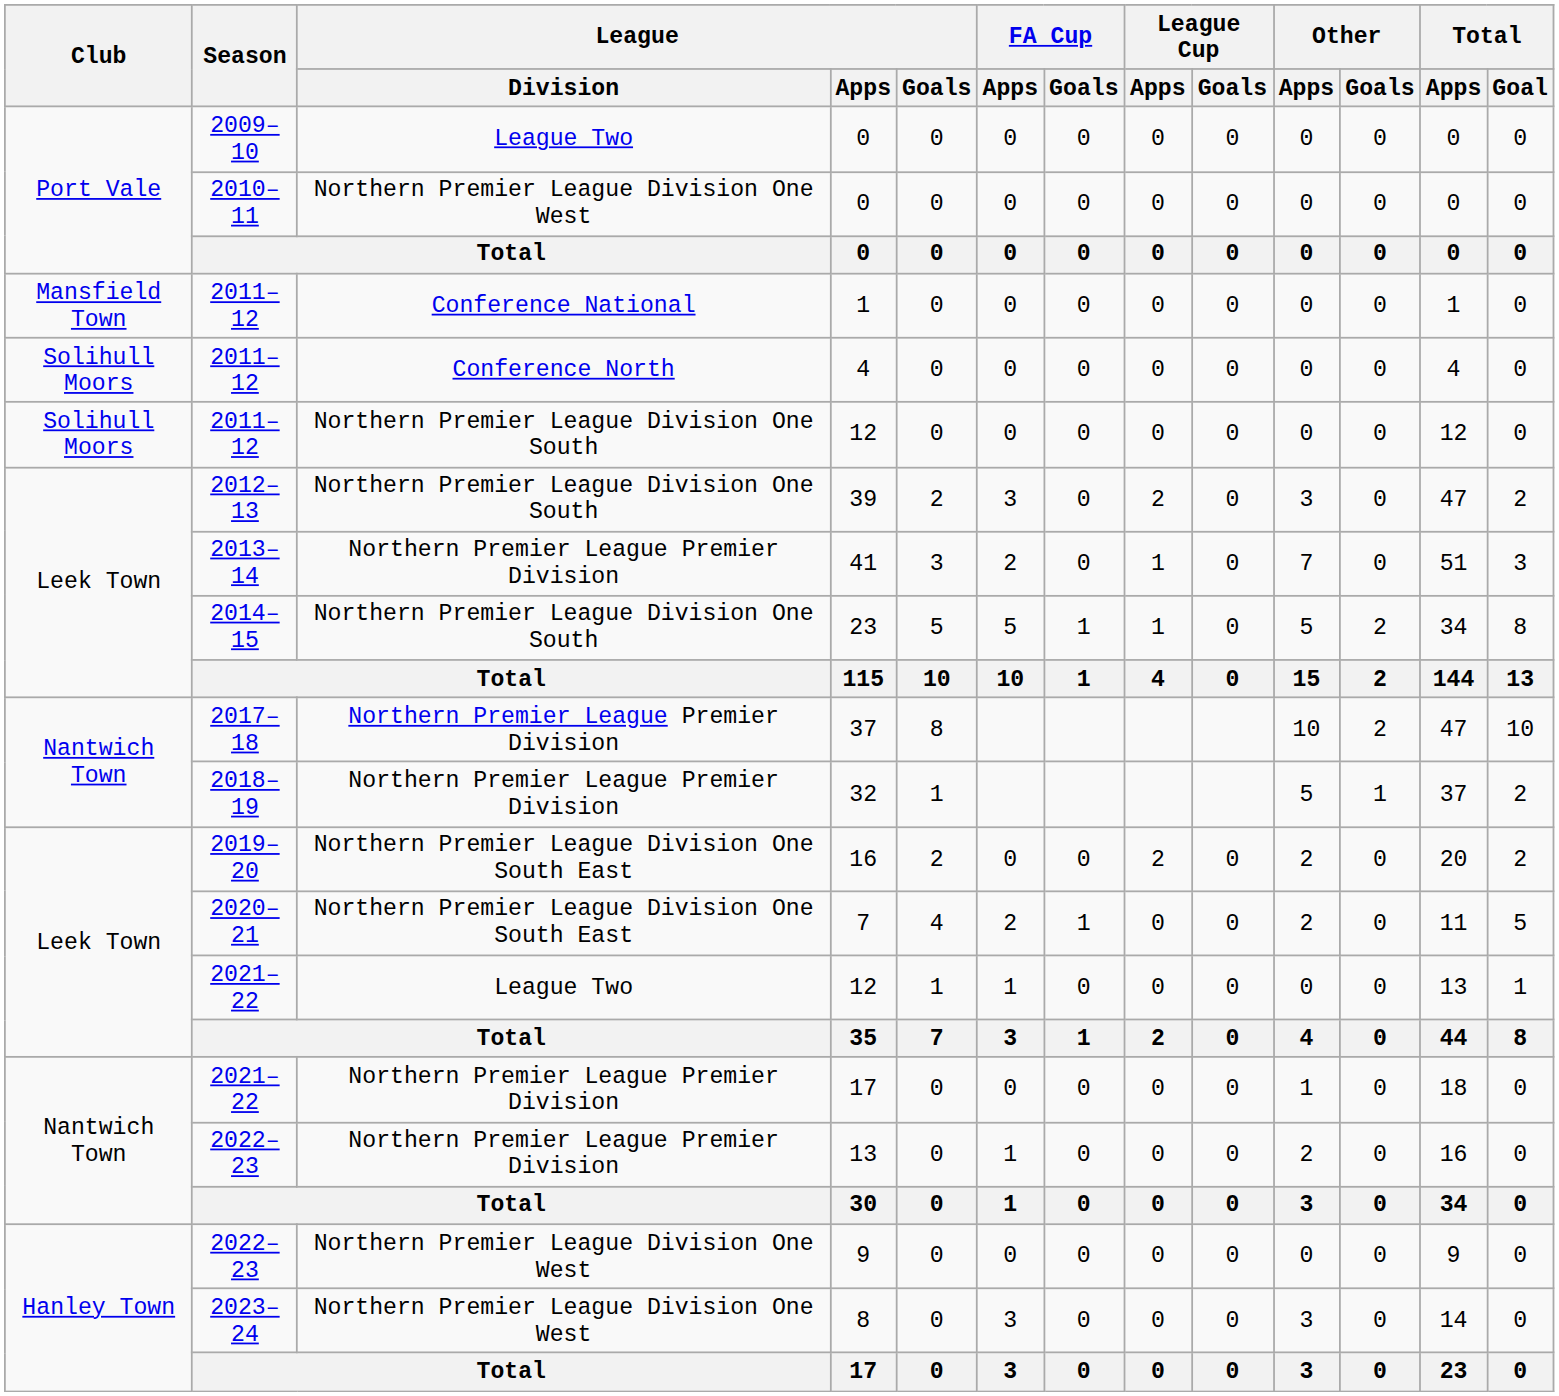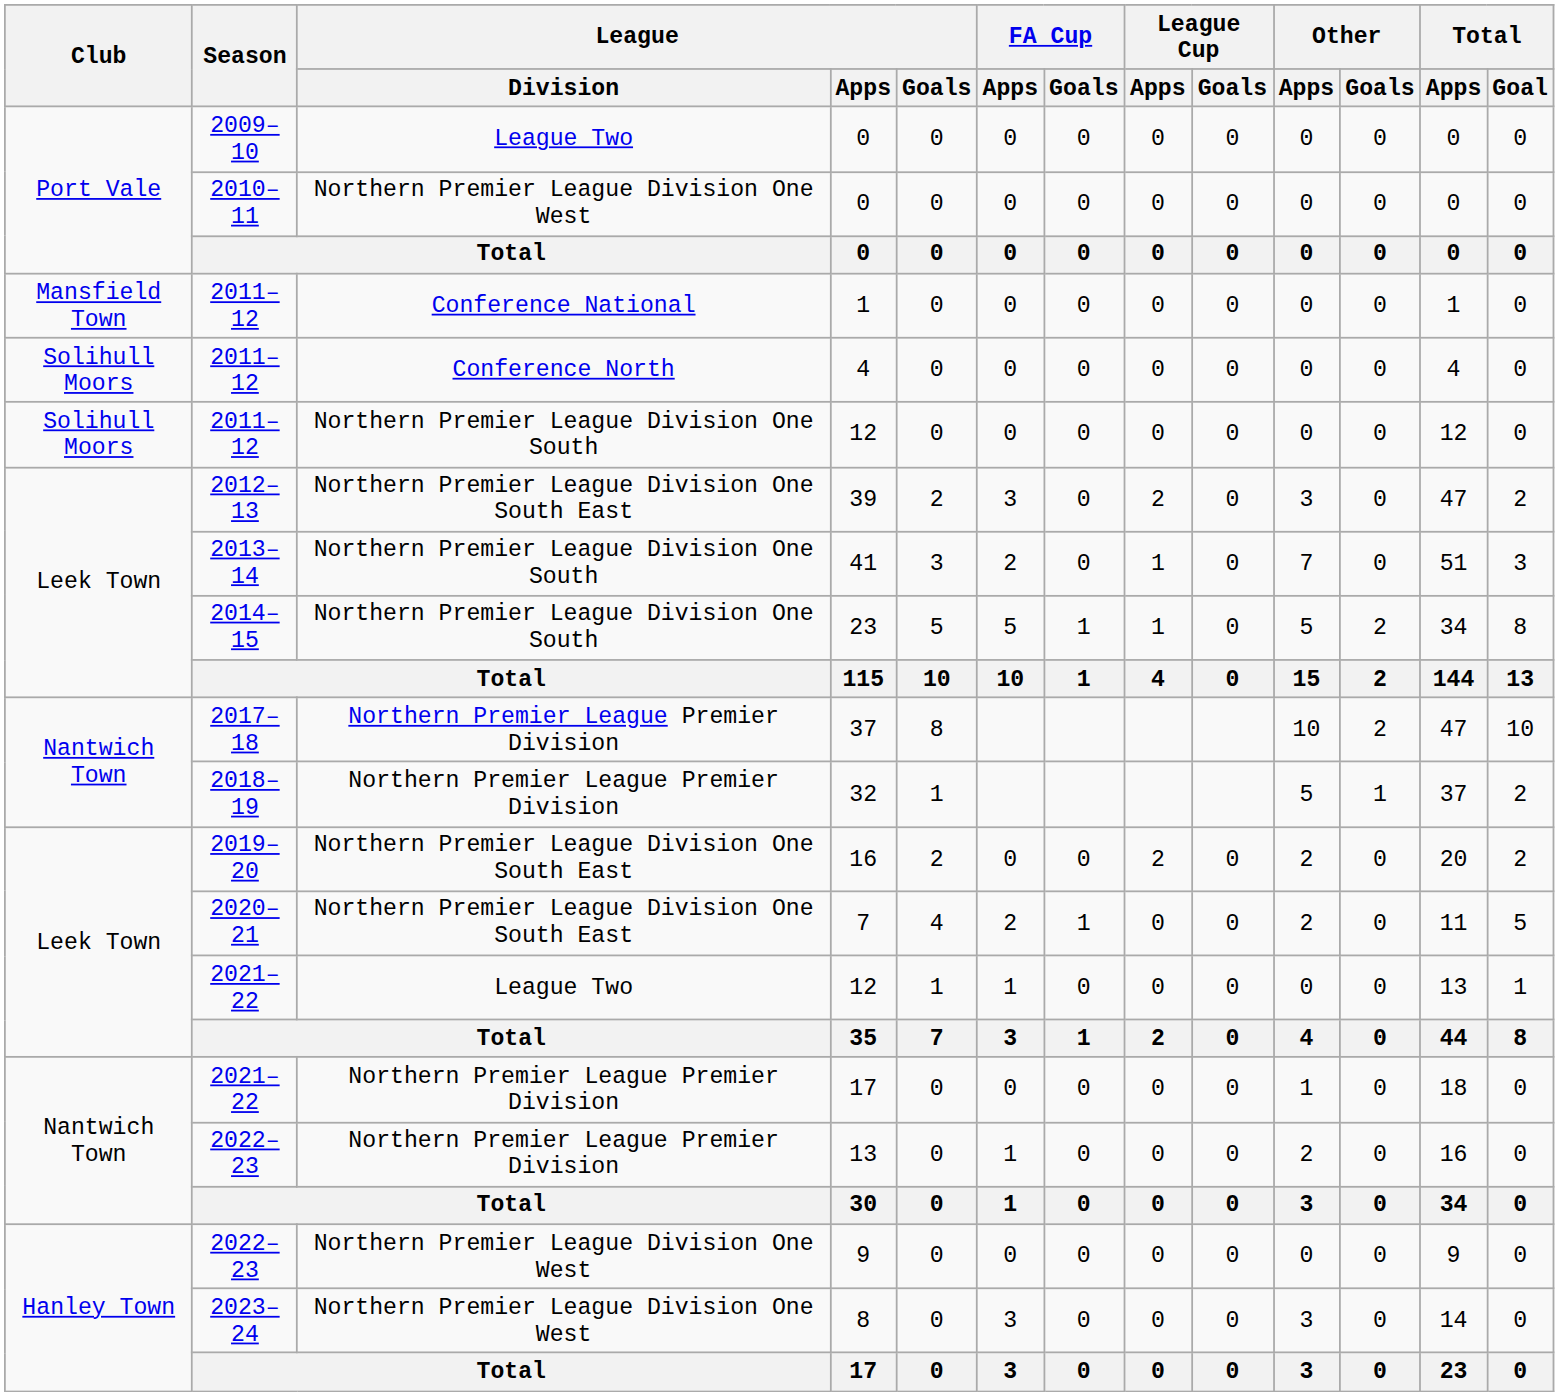(564, 499) Northern Premier League Division One South -> (564, 499) Northern Premier League Division One South East
(564, 563) Northern Premier League Premier Division -> (564, 563) Northern Premier League Division One South
